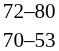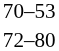rows swapped: (29, 40) <-> (29, 10)
